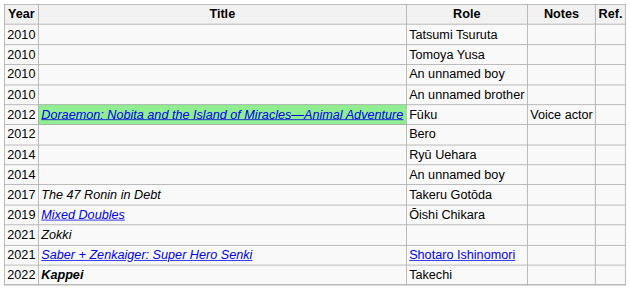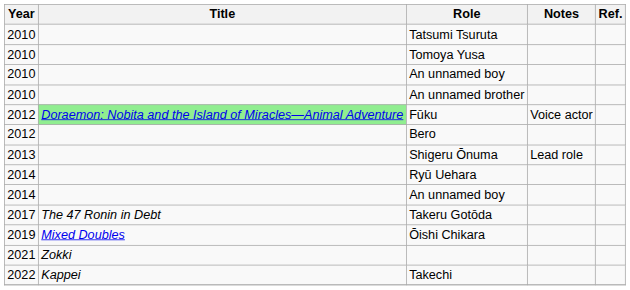+ row: (21, 154)
- row: (21, 255)
(62, 275) bold -> (61, 275) normal
